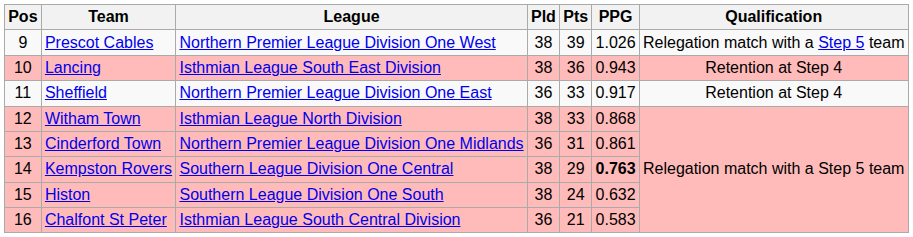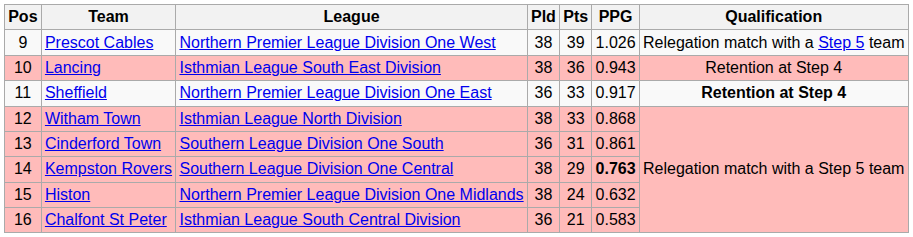(774, 93) normal -> (774, 93) bold
(352, 144) Northern Premier League Division One Midlands -> (312, 144) Southern League Division One South
(312, 194) Southern League Division One South -> (352, 194) Northern Premier League Division One Midlands
